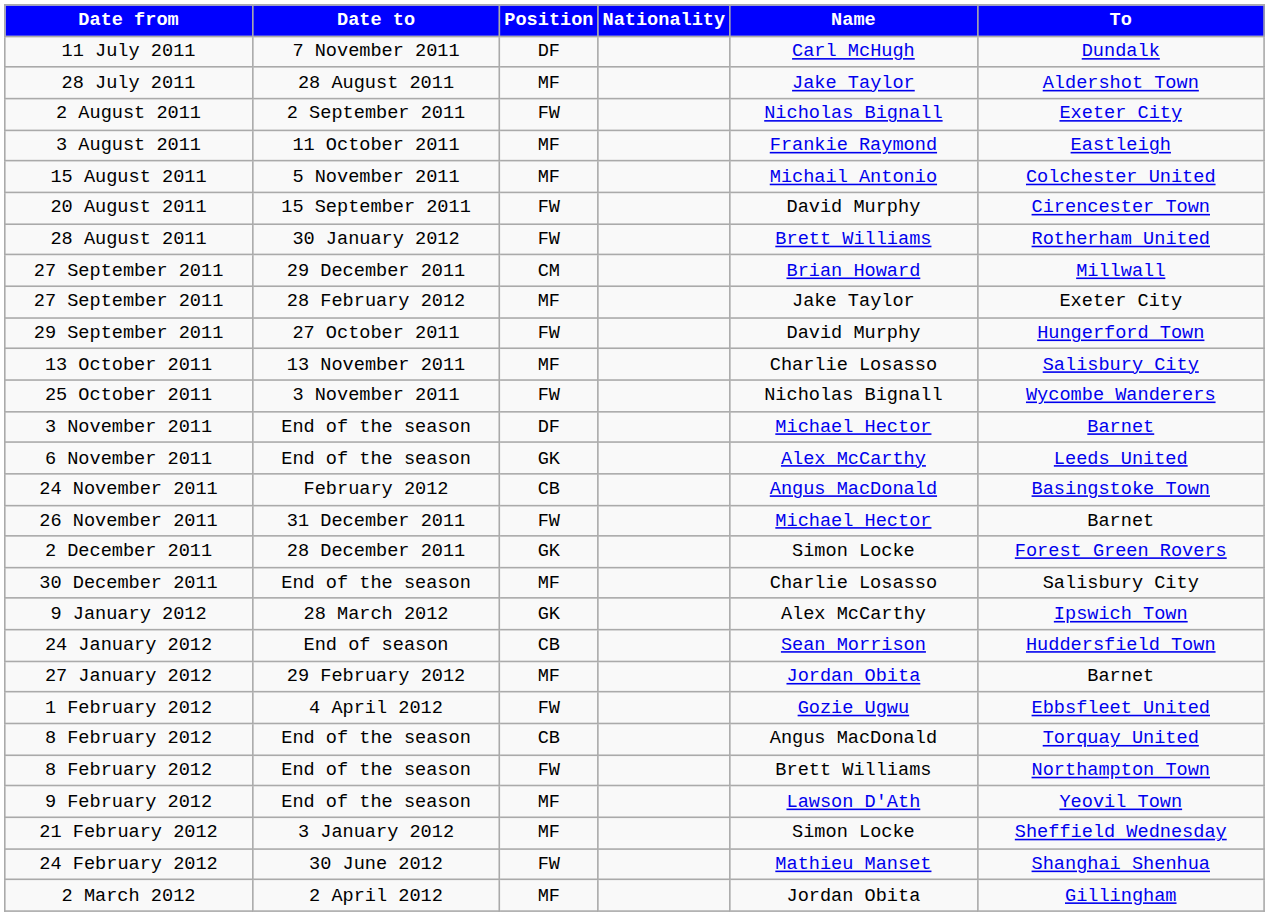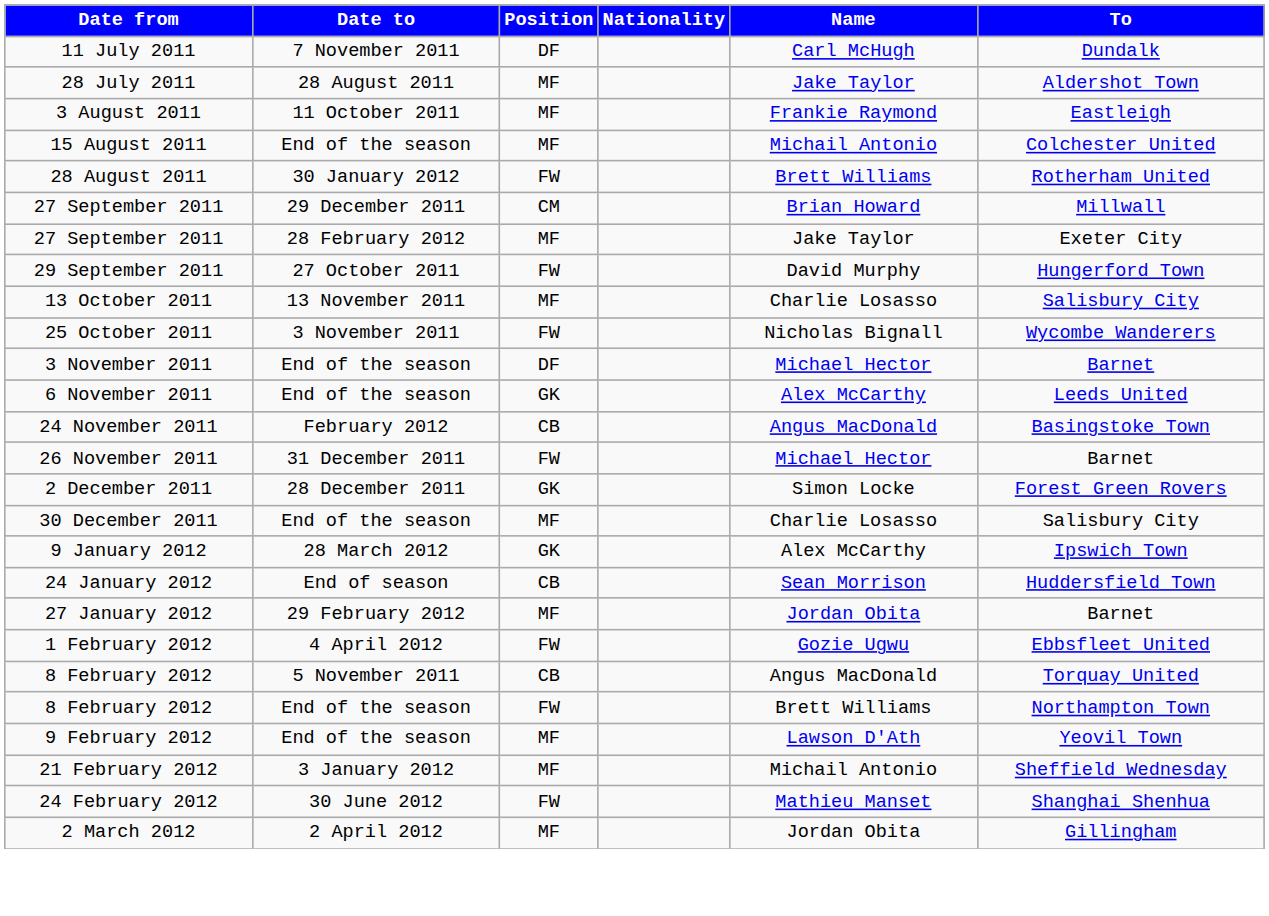- row: (129, 114)
(376, 176) 5 November 2011 -> (376, 145) End of the season
- row: (129, 208)
(376, 739) End of the season -> (376, 676) 5 November 2011
(853, 833) Simon Locke -> (853, 770) Michail Antonio
